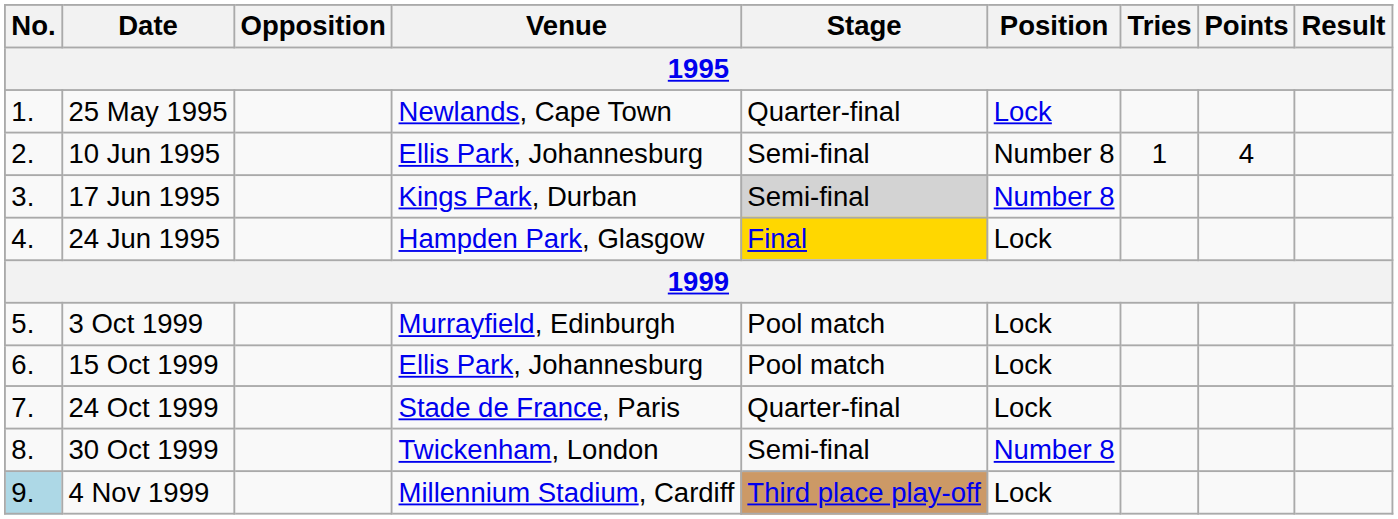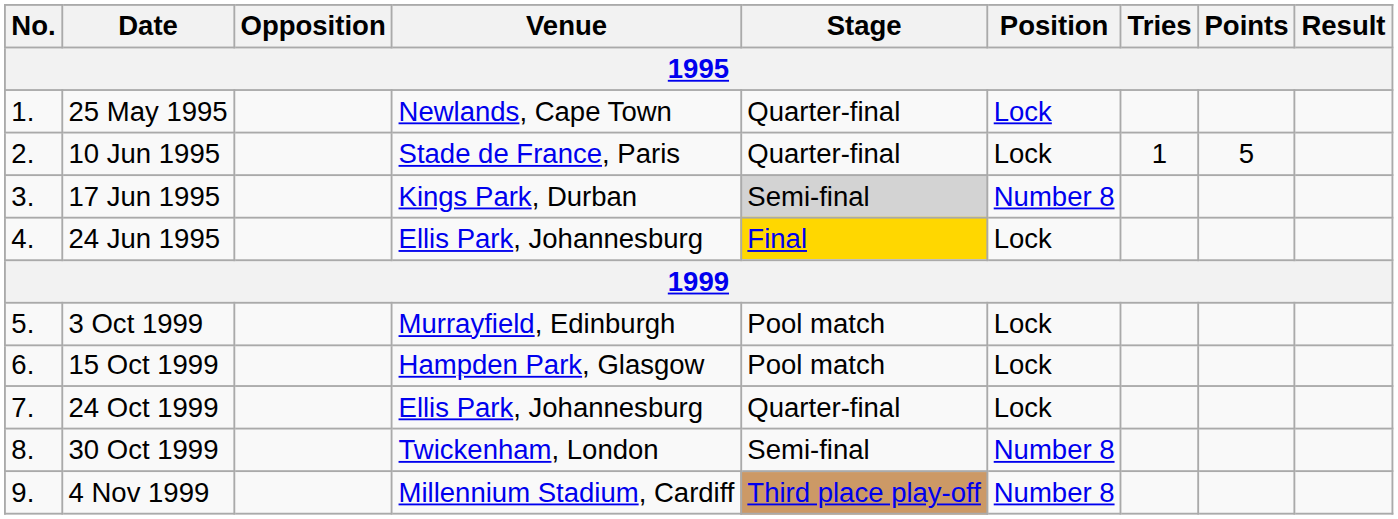(551, 153) Ellis Park, Johannesburg -> (539, 153) Stade de France, Paris
(809, 153) Semi-final -> (824, 153) Quarter-final
(1054, 153) Number 8 -> (1023, 153) Lock
(1247, 153) 4 -> (1247, 153) 5
(551, 238) Hampden Park, Glasgow -> (551, 238) Ellis Park, Johannesburg
(551, 365) Ellis Park, Johannesburg -> (551, 365) Hampden Park, Glasgow
(539, 408) Stade de France, Paris -> (551, 408) Ellis Park, Johannesburg
(23, 493) lightblue background -> (23, 493) no background
(1023, 493) Lock -> (1054, 493) Number 8
